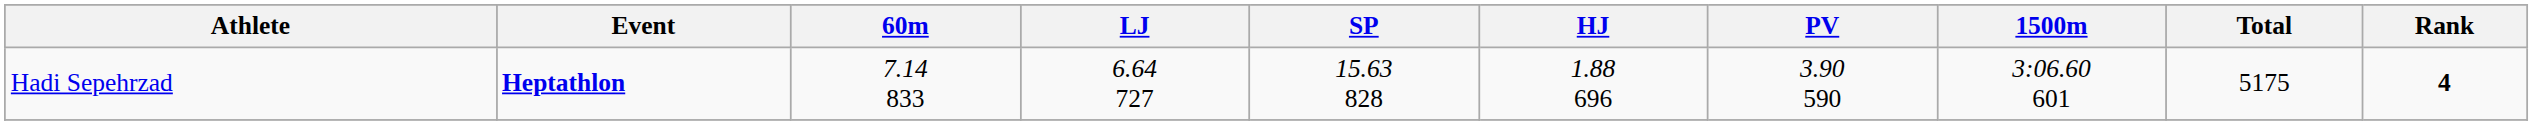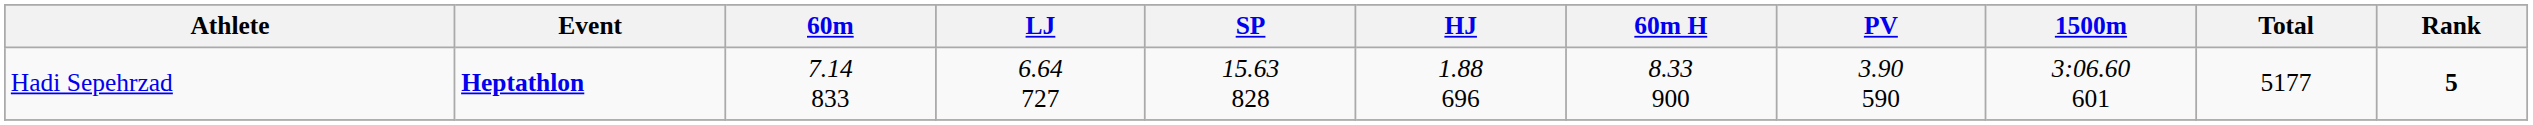+ column: (1671, 25)
(2264, 82) 5175 -> (2286, 82) 5177
(2444, 82) 4 -> (2451, 82) 5
